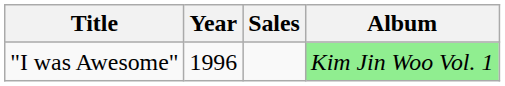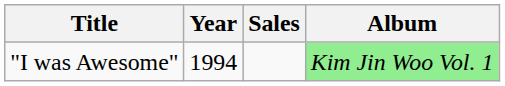(213, 61) 1996 -> (213, 61) 1994
